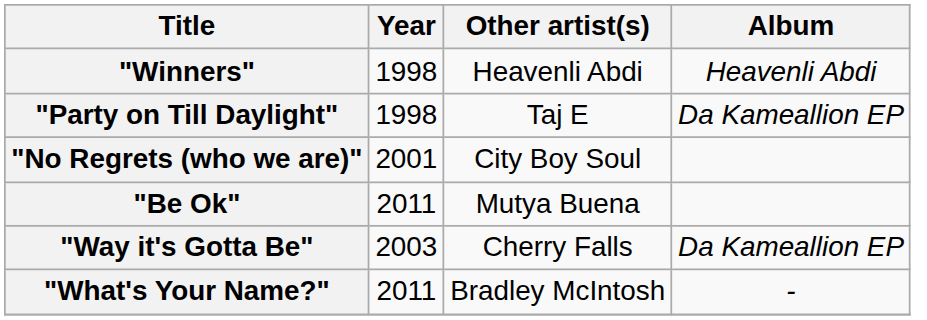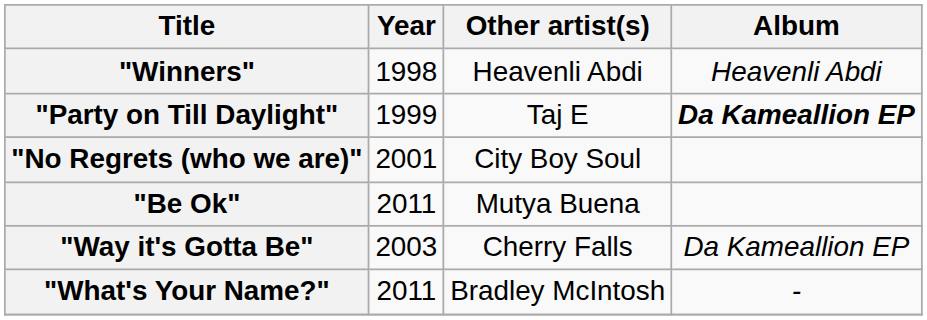(406, 114) 1998 -> (406, 114) 1999
(791, 114) normal -> (796, 114) bold
